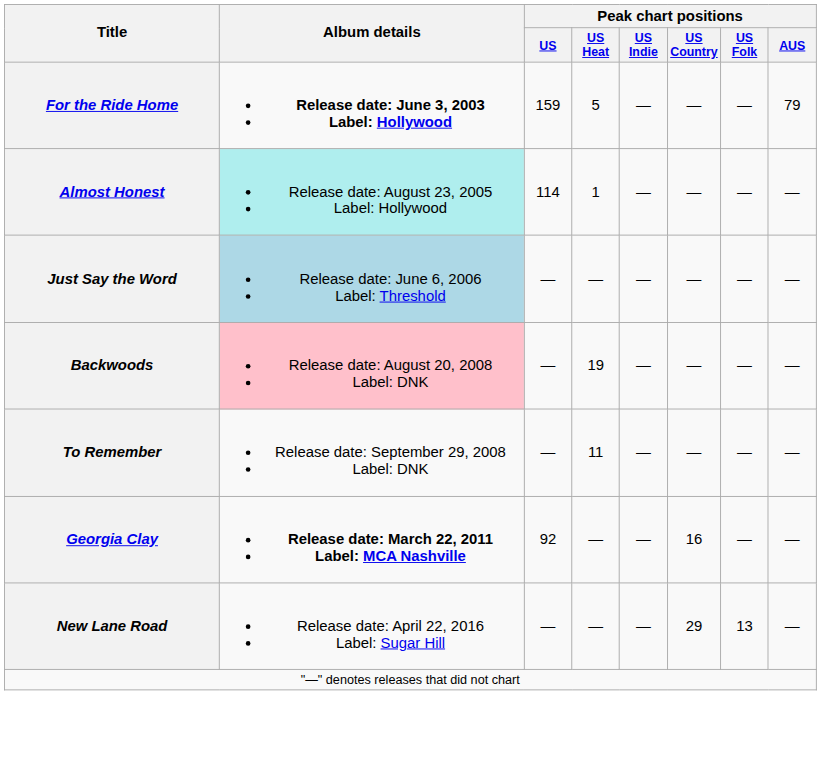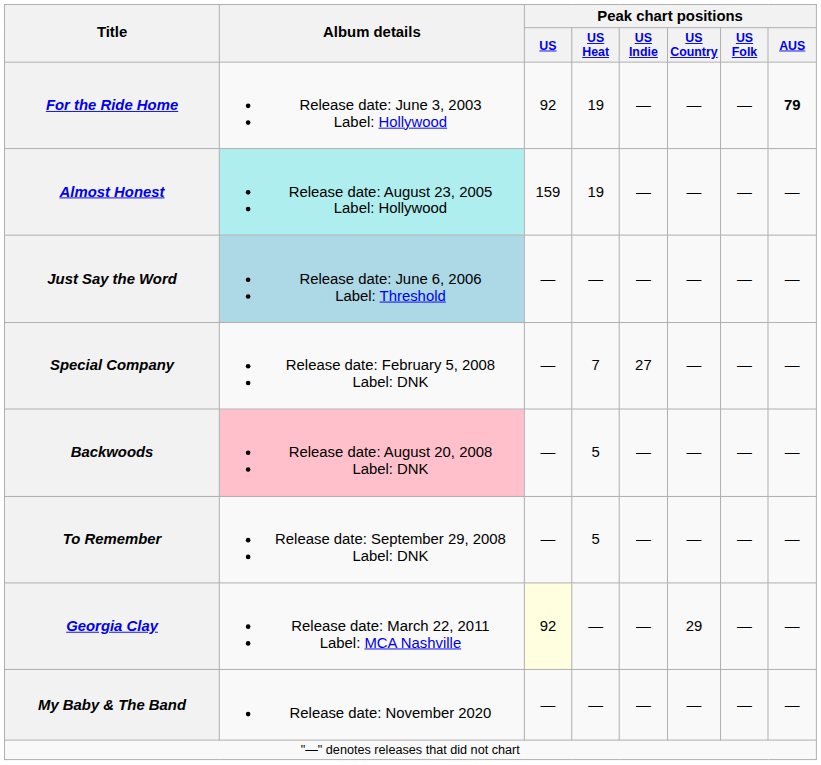(372, 114) bold -> (372, 114) normal
(548, 105) 159 -> (548, 105) 92
(596, 105) 5 -> (596, 105) 19
(792, 105) normal -> (792, 105) bold
(548, 192) 114 -> (548, 192) 159
(596, 192) 1 -> (596, 192) 19
+ row: (112, 365)
(596, 365) 19 -> (596, 452) 5
(596, 452) 11 -> (596, 539) 5
(372, 548) bold -> (372, 635) normal
(548, 539) no background -> (548, 626) lightyellow background
(694, 539) 16 -> (694, 626) 29
- row: (112, 626)
+ row: (112, 704)
